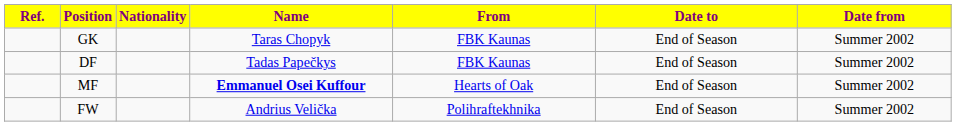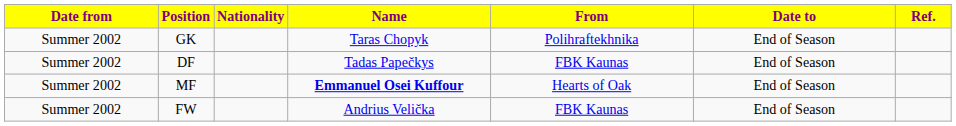columns swapped: (874, 16) <-> (32, 16)
(494, 39) FBK Kaunas -> (592, 39) Polihraftekhnika
(494, 109) Polihraftekhnika -> (592, 109) FBK Kaunas
